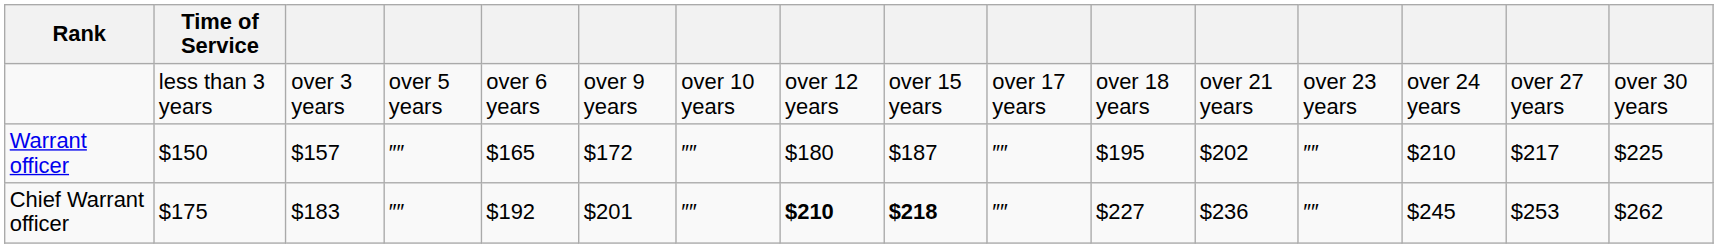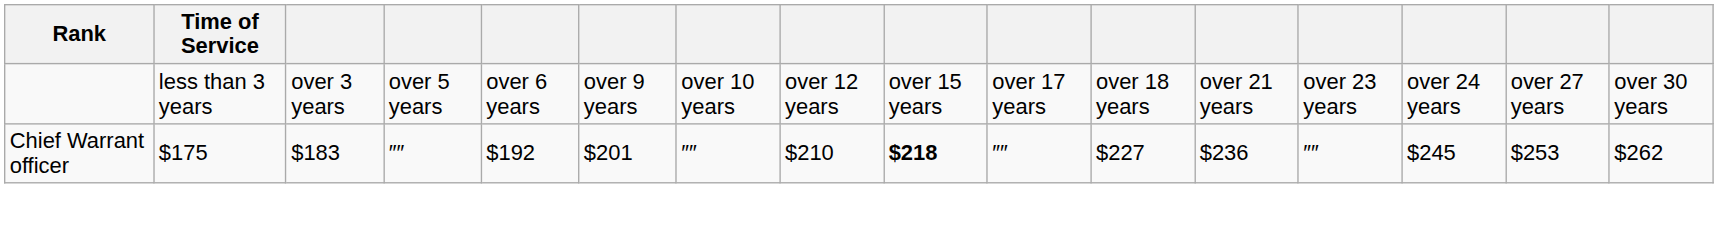- row: (48, 153)
(809, 212) bold -> (809, 153) normal
